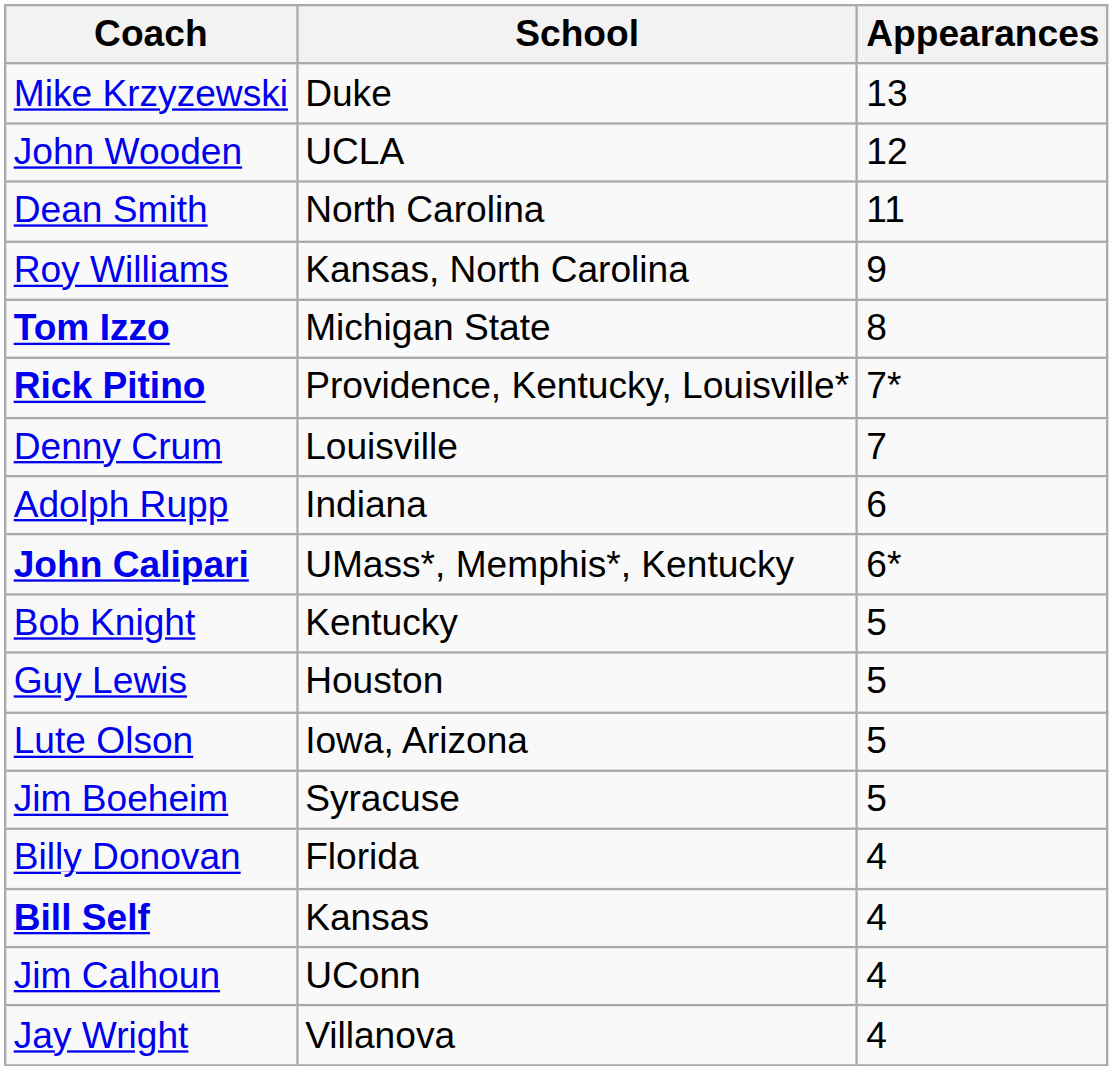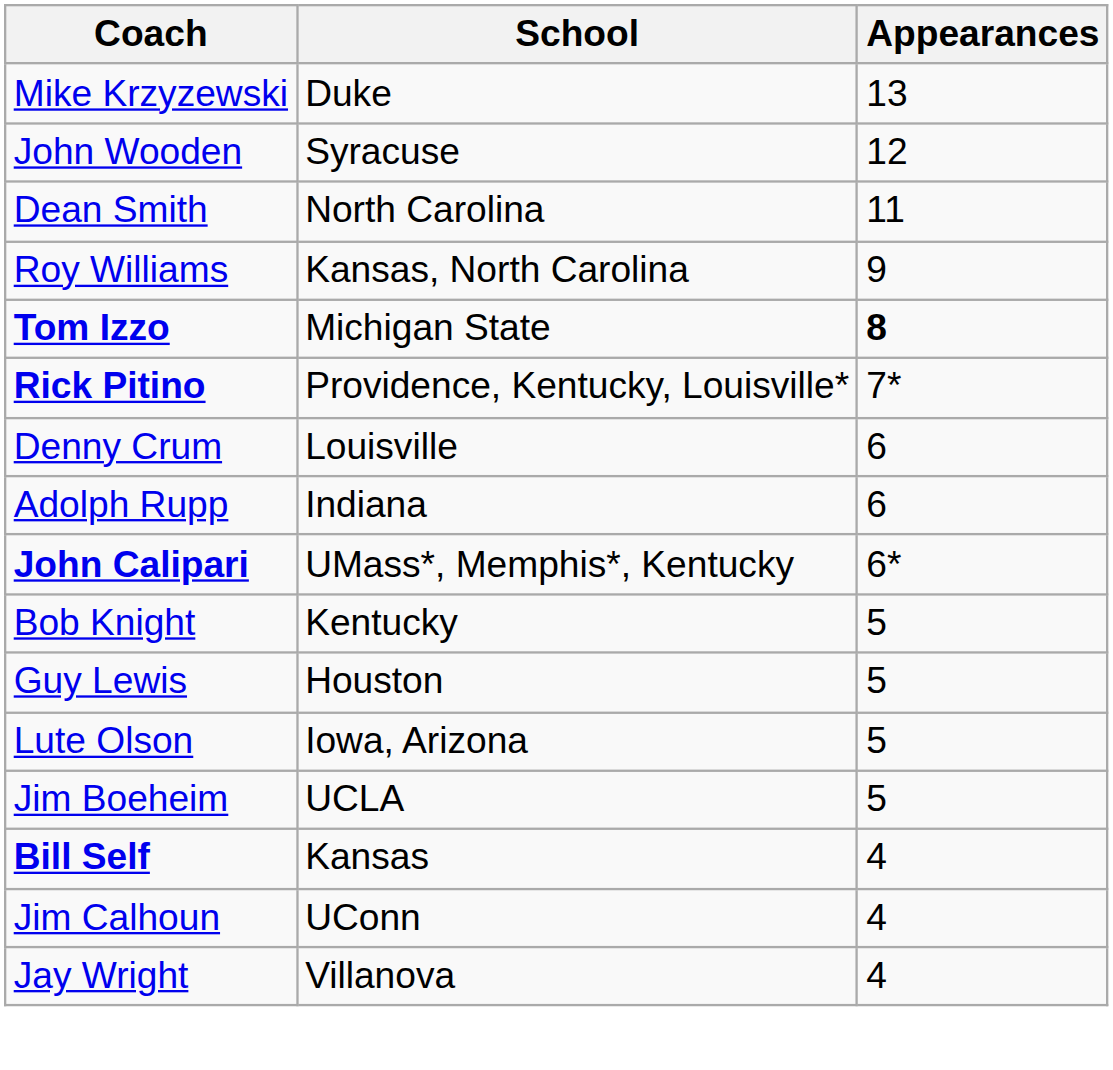(355, 151) UCLA -> (383, 151) Syracuse
(877, 328) normal -> (877, 328) bold
(877, 446) 7 -> (877, 446) 6
(383, 799) Syracuse -> (355, 799) UCLA
- row: (127, 858)
